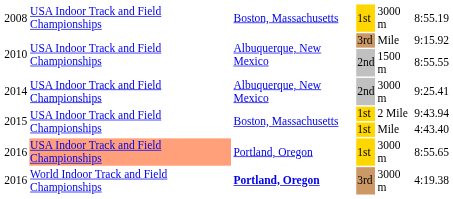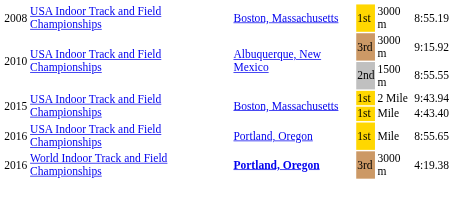(388, 40) Mile -> (389, 47) 3000 m
- row: (16, 91)
(96, 152) lightsalmon background -> (96, 136) no background
(389, 152) 3000 m -> (388, 136) Mile
